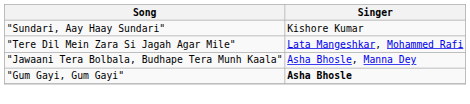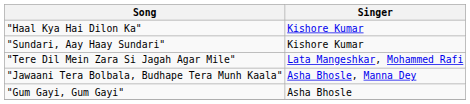+ row: (74, 28)
(320, 76) bold -> (320, 92) normal
